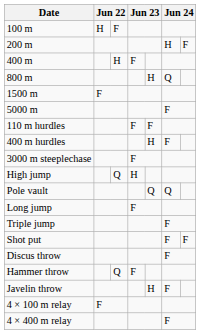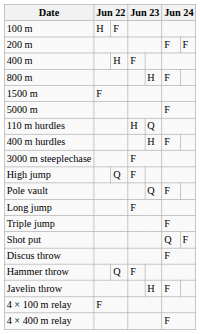(168, 45) H -> (167, 45) F
(168, 77) Q -> (167, 77) F
(133, 126) F -> (134, 126) H
(150, 126) F -> (151, 126) Q
(134, 175) H -> (133, 175) F
(168, 191) Q -> (167, 191) F
(167, 239) F -> (168, 239) Q
